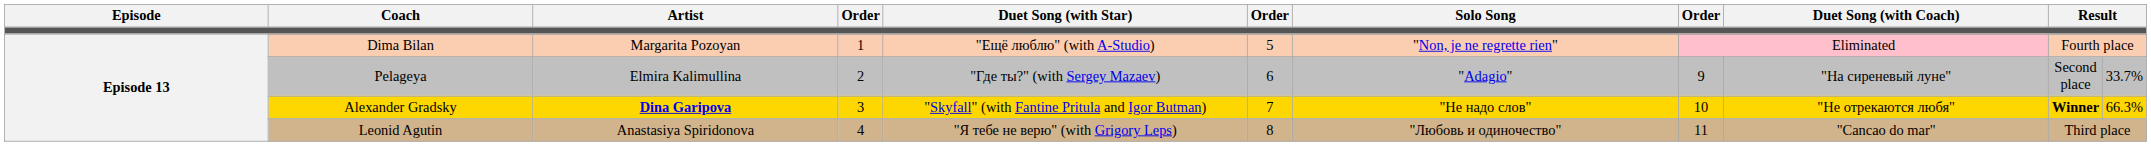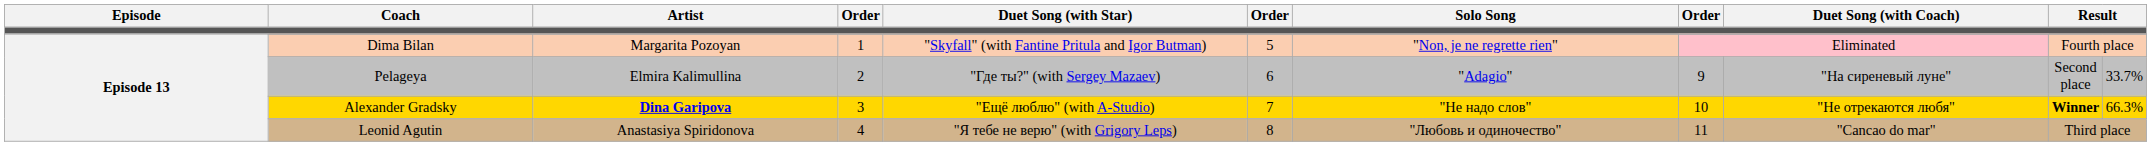(1065, 45) "Ещё люблю" (with A-Studio) -> (1065, 45) "Skyfall" (with Fantine Pritula and Igor Butman)
(1065, 107) "Skyfall" (with Fantine Pritula and Igor Butman) -> (1065, 107) "Ещё люблю" (with A-Studio)
